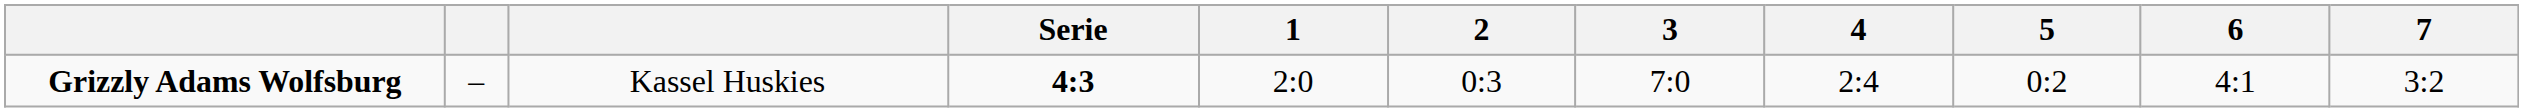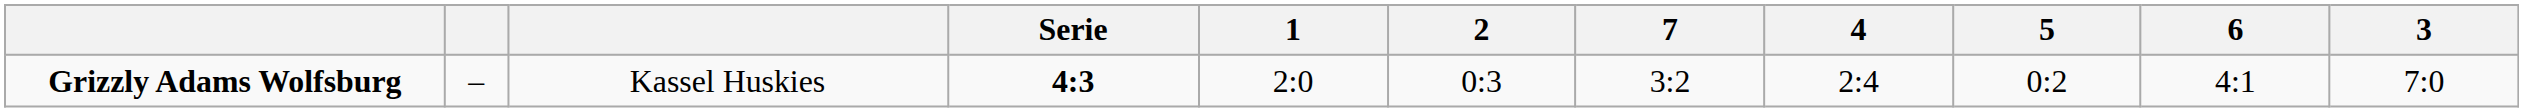columns swapped: (1670, 29) <-> (2424, 29)
